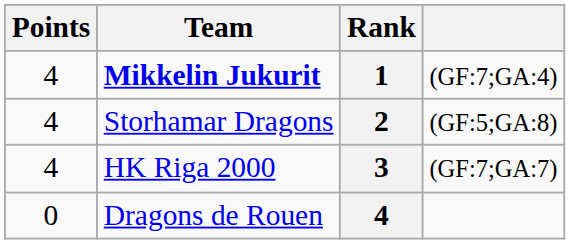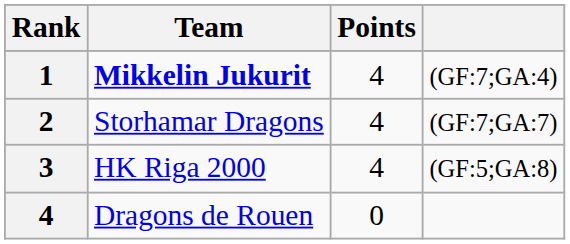columns swapped: (381, 27) <-> (51, 27)
(493, 123) (GF:5;GA:8) -> (493, 123) (GF:7;GA:7)
(493, 169) (GF:7;GA:7) -> (493, 169) (GF:5;GA:8)
